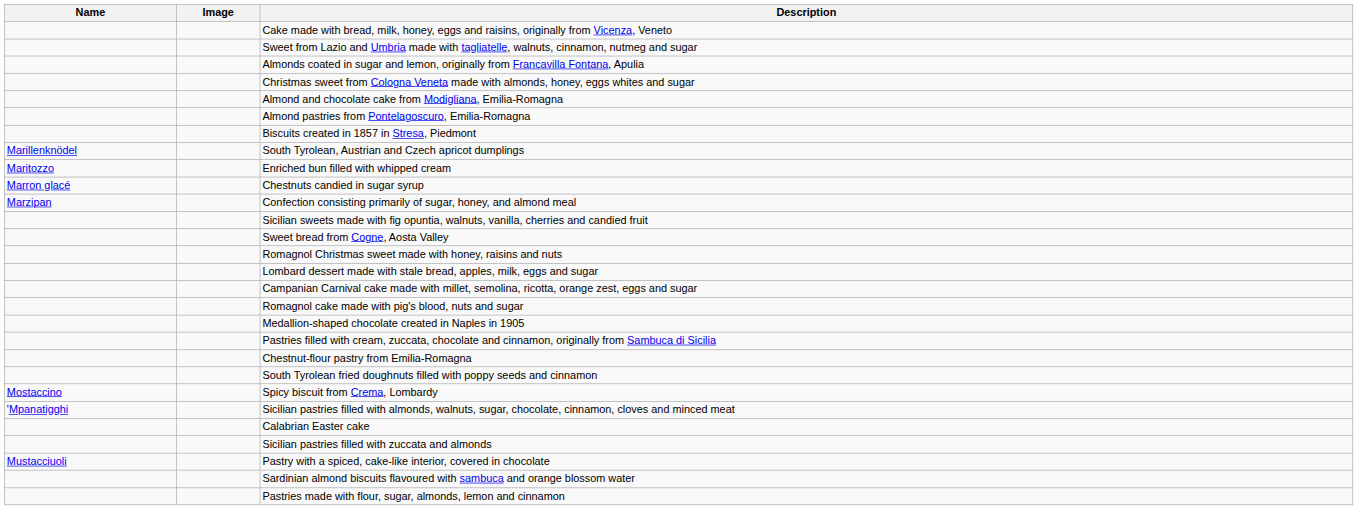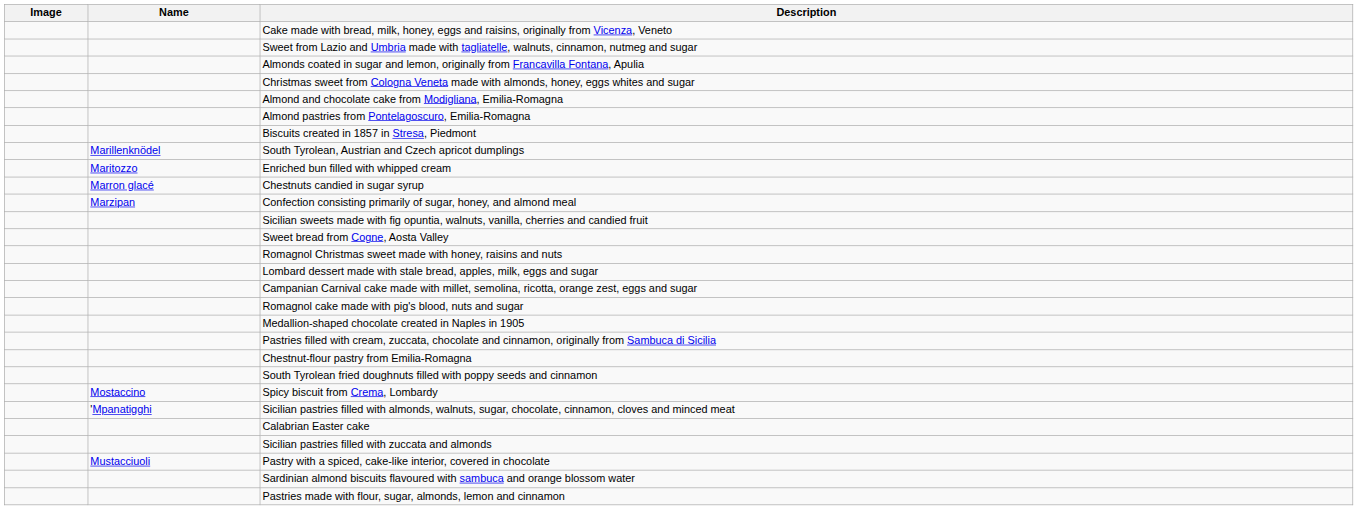columns swapped: (90, 13) <-> (218, 13)
